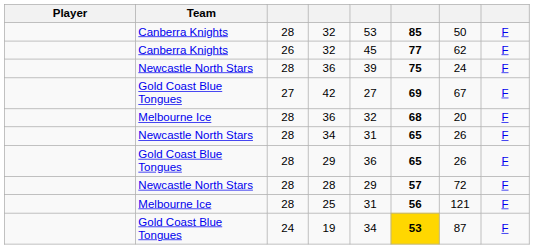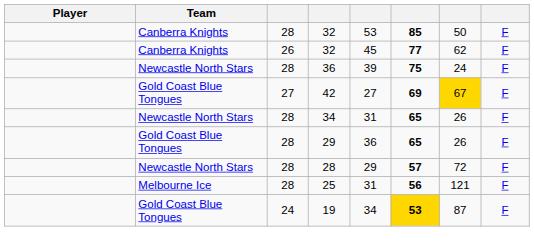(460, 93) no background -> (460, 93) gold background
- row: (175, 117)
